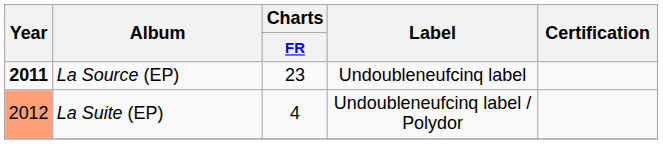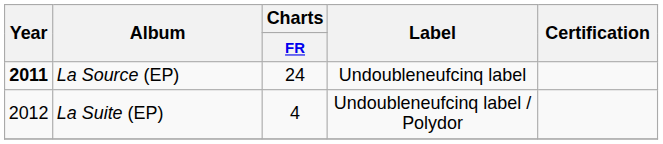(295, 75) 23 -> (295, 75) 24
(29, 114) lightsalmon background -> (29, 114) no background
